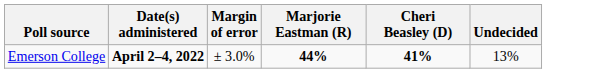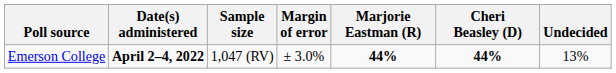+ column: (242, 24)
(418, 56) 41% -> (488, 56) 44%
